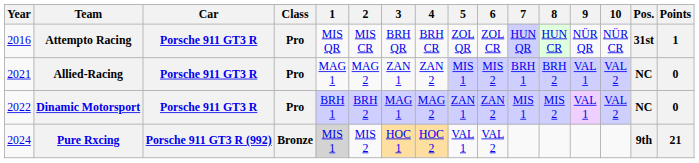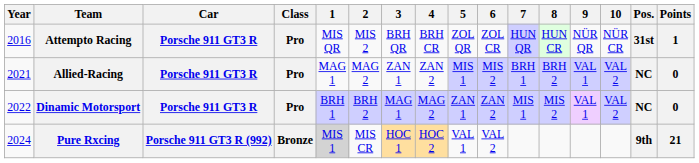(365, 41) MIS CR -> (365, 41) MIS 2
(365, 141) MIS 2 -> (365, 141) MIS CR
